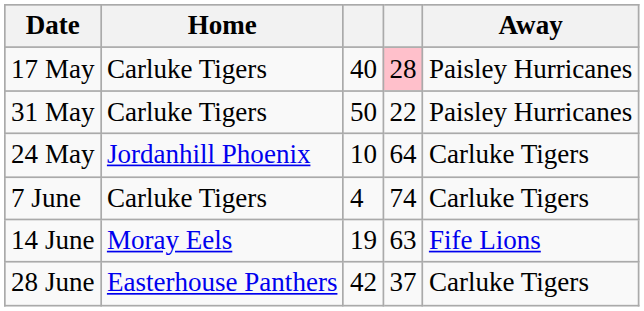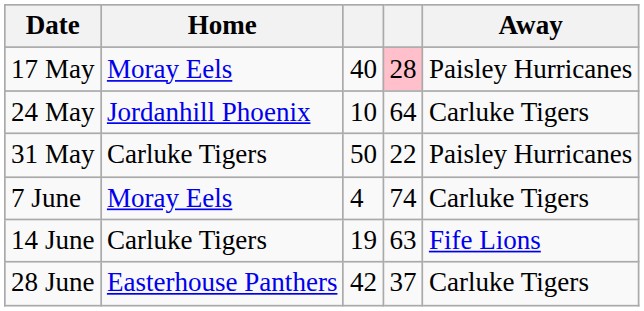(187, 68) Carluke Tigers -> (170, 68) Moray Eels
rows swapped: (53, 154) <-> (53, 111)
(187, 197) Carluke Tigers -> (170, 197) Moray Eels
(170, 240) Moray Eels -> (187, 240) Carluke Tigers
